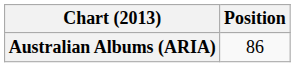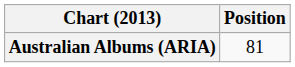(255, 47) 86 -> (255, 47) 81
